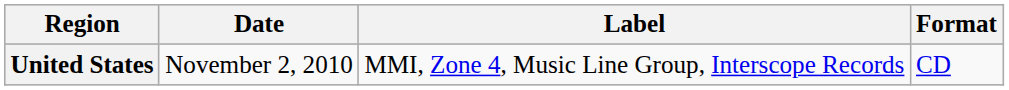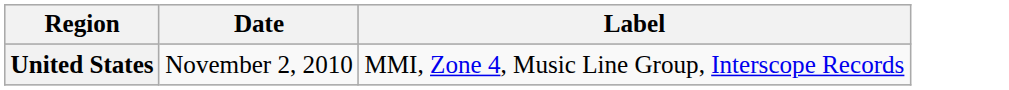- column: (956, 24)
